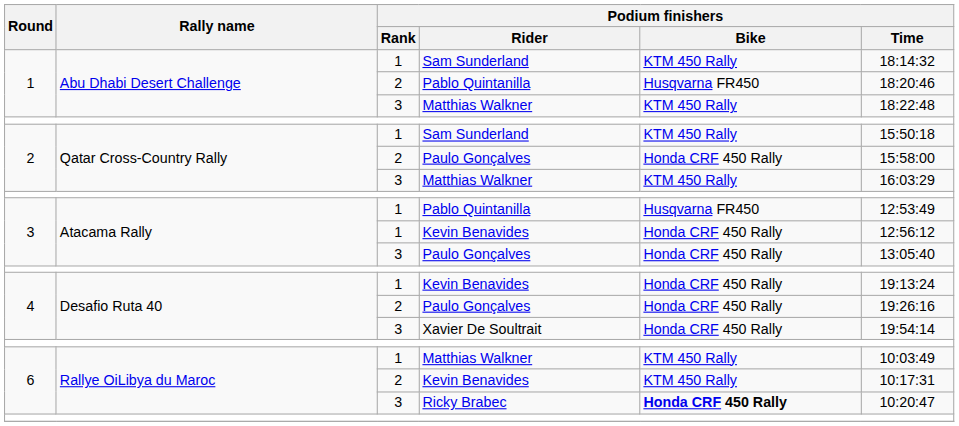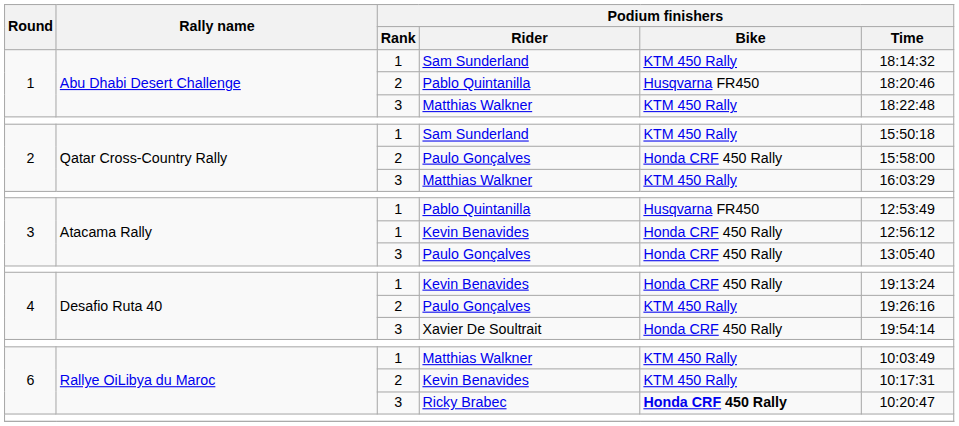(713, 306) Honda CRF 450 Rally -> (690, 306) KTM 450 Rally
